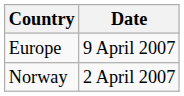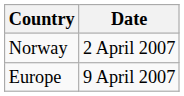rows swapped: (38, 76) <-> (35, 47)
